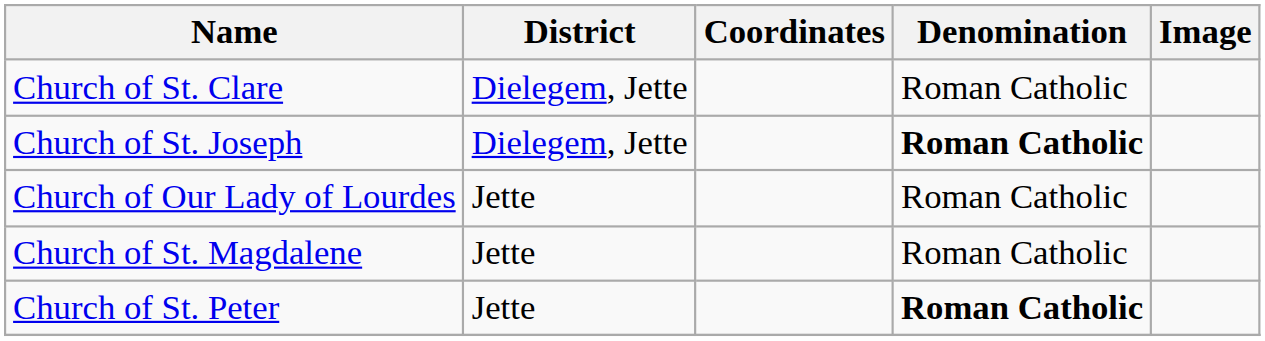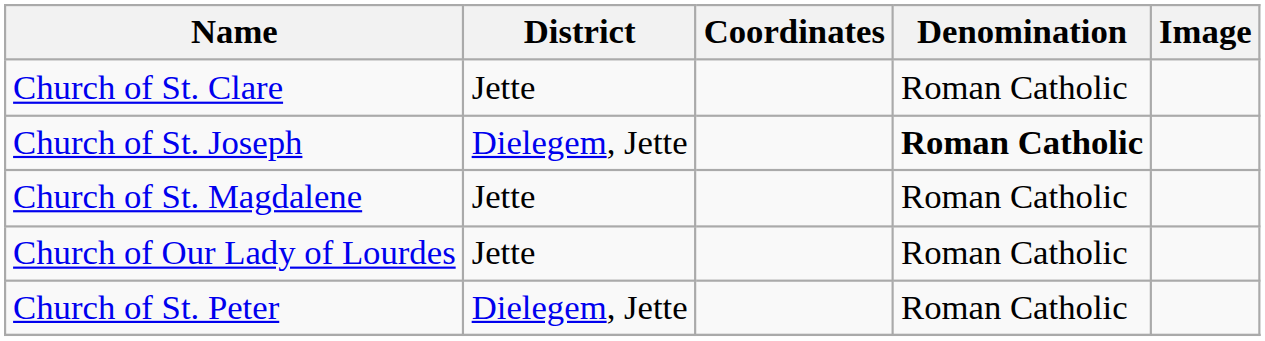(580, 87) Dielegem, Jette -> (503, 87) Jette
rows swapped: (188, 252) <-> (234, 197)
(503, 307) Jette -> (580, 307) Dielegem, Jette
(1022, 307) bold -> (1014, 307) normal
